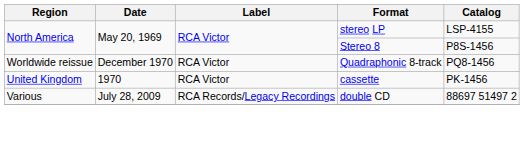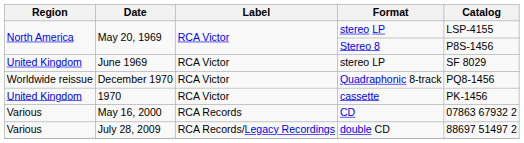+ row: (122, 63)
+ row: (130, 113)
